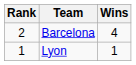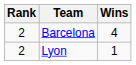(22, 51) 1 -> (22, 51) 2
